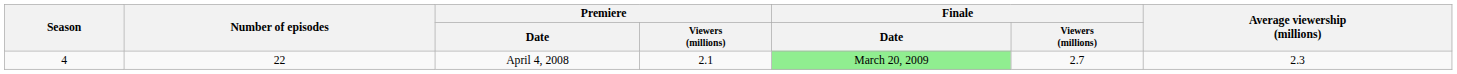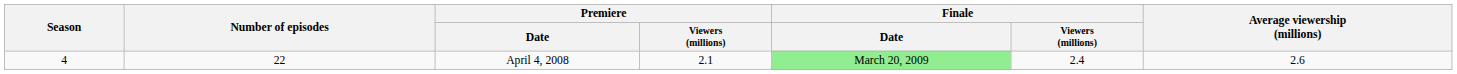(1077, 60) 2.7 -> (1077, 60) 2.4
(1298, 60) 2.3 -> (1298, 60) 2.6
